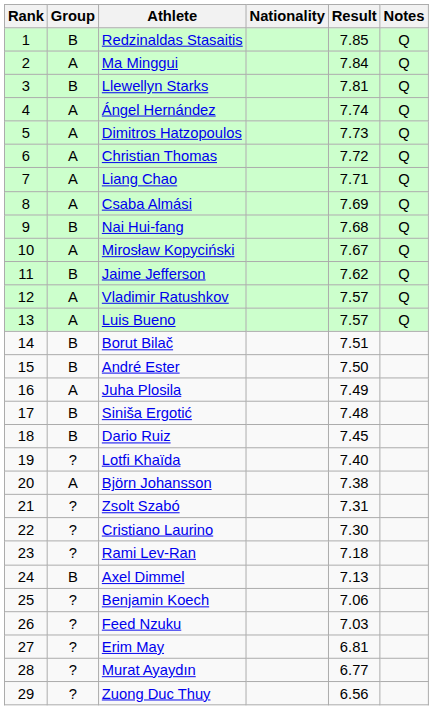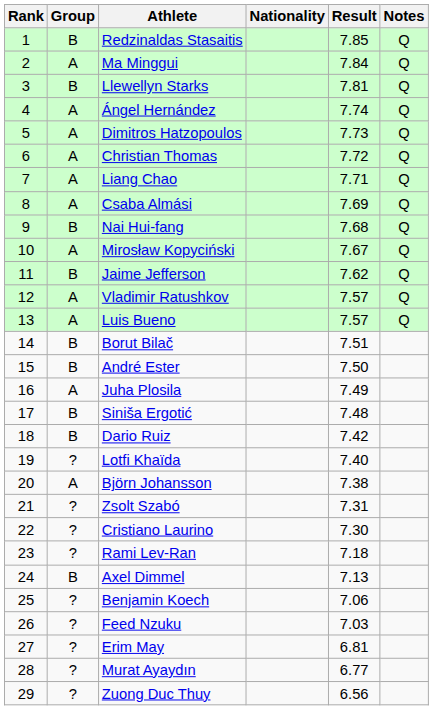(354, 436) 7.45 -> (354, 436) 7.42
